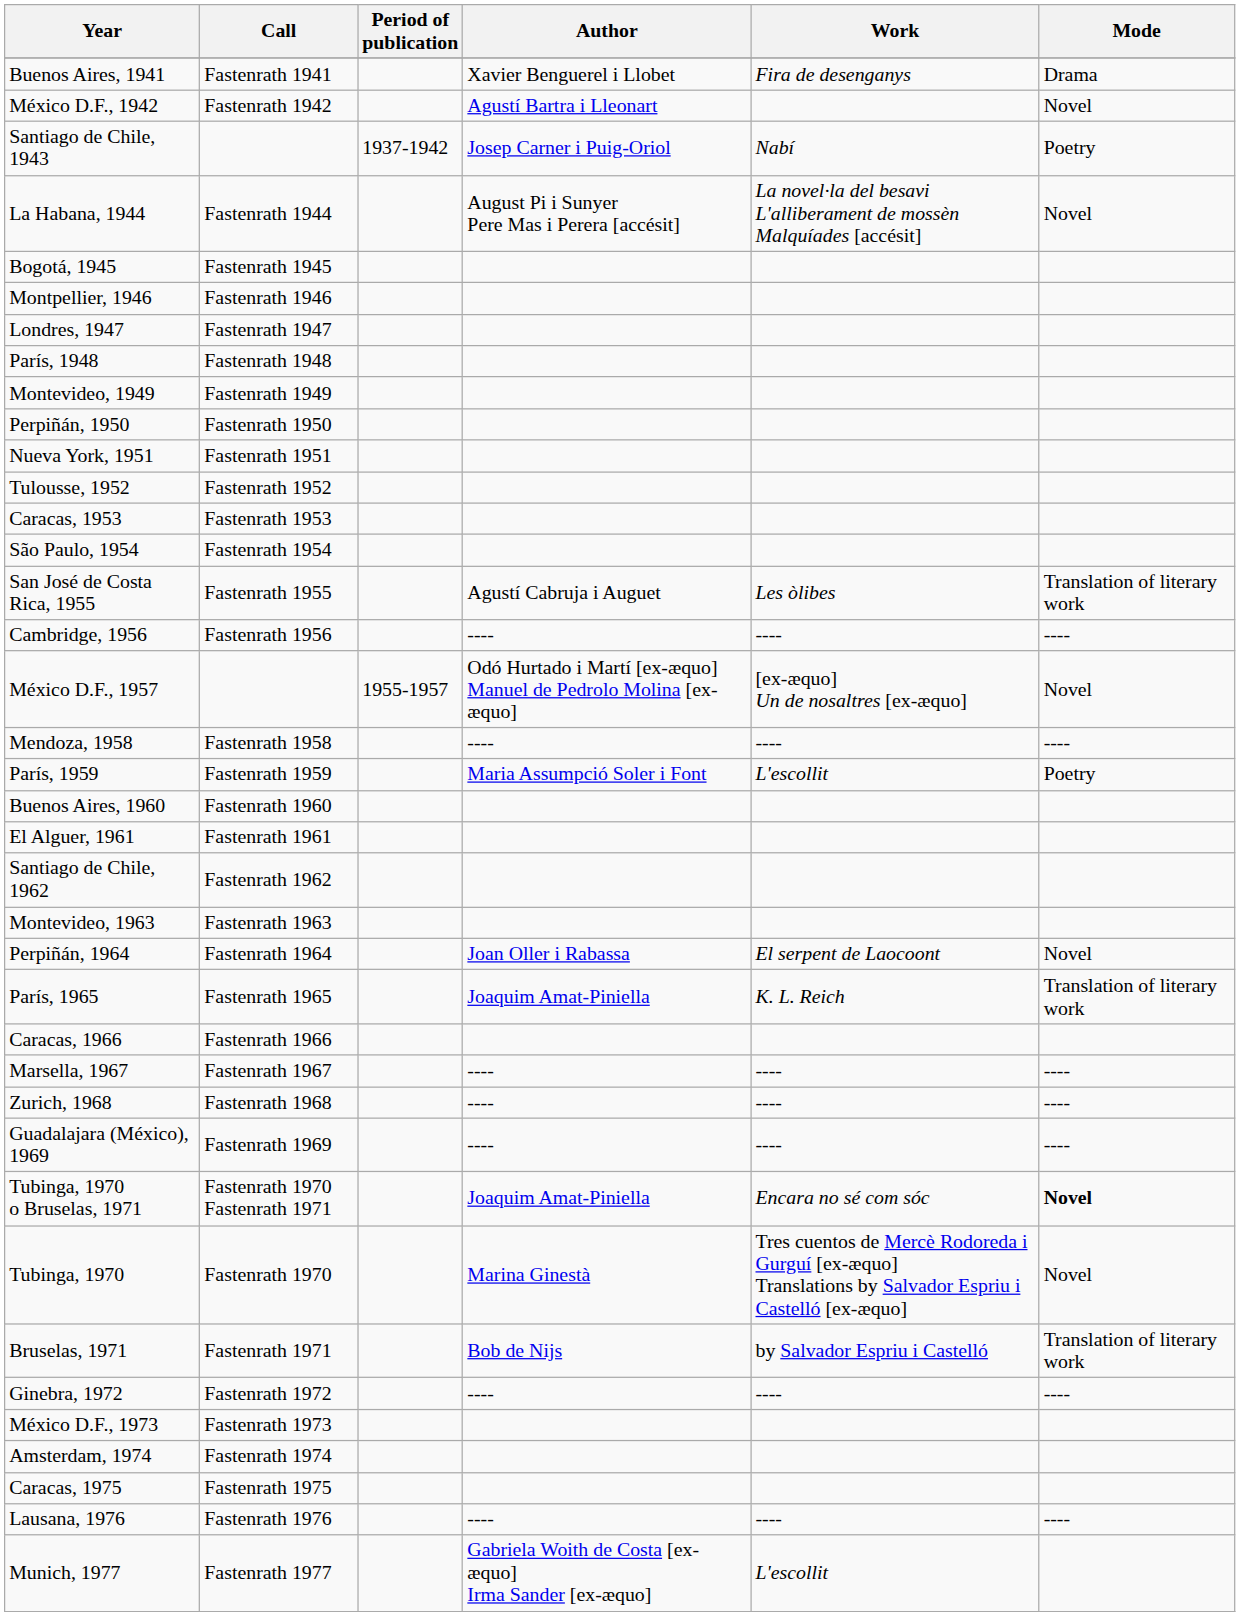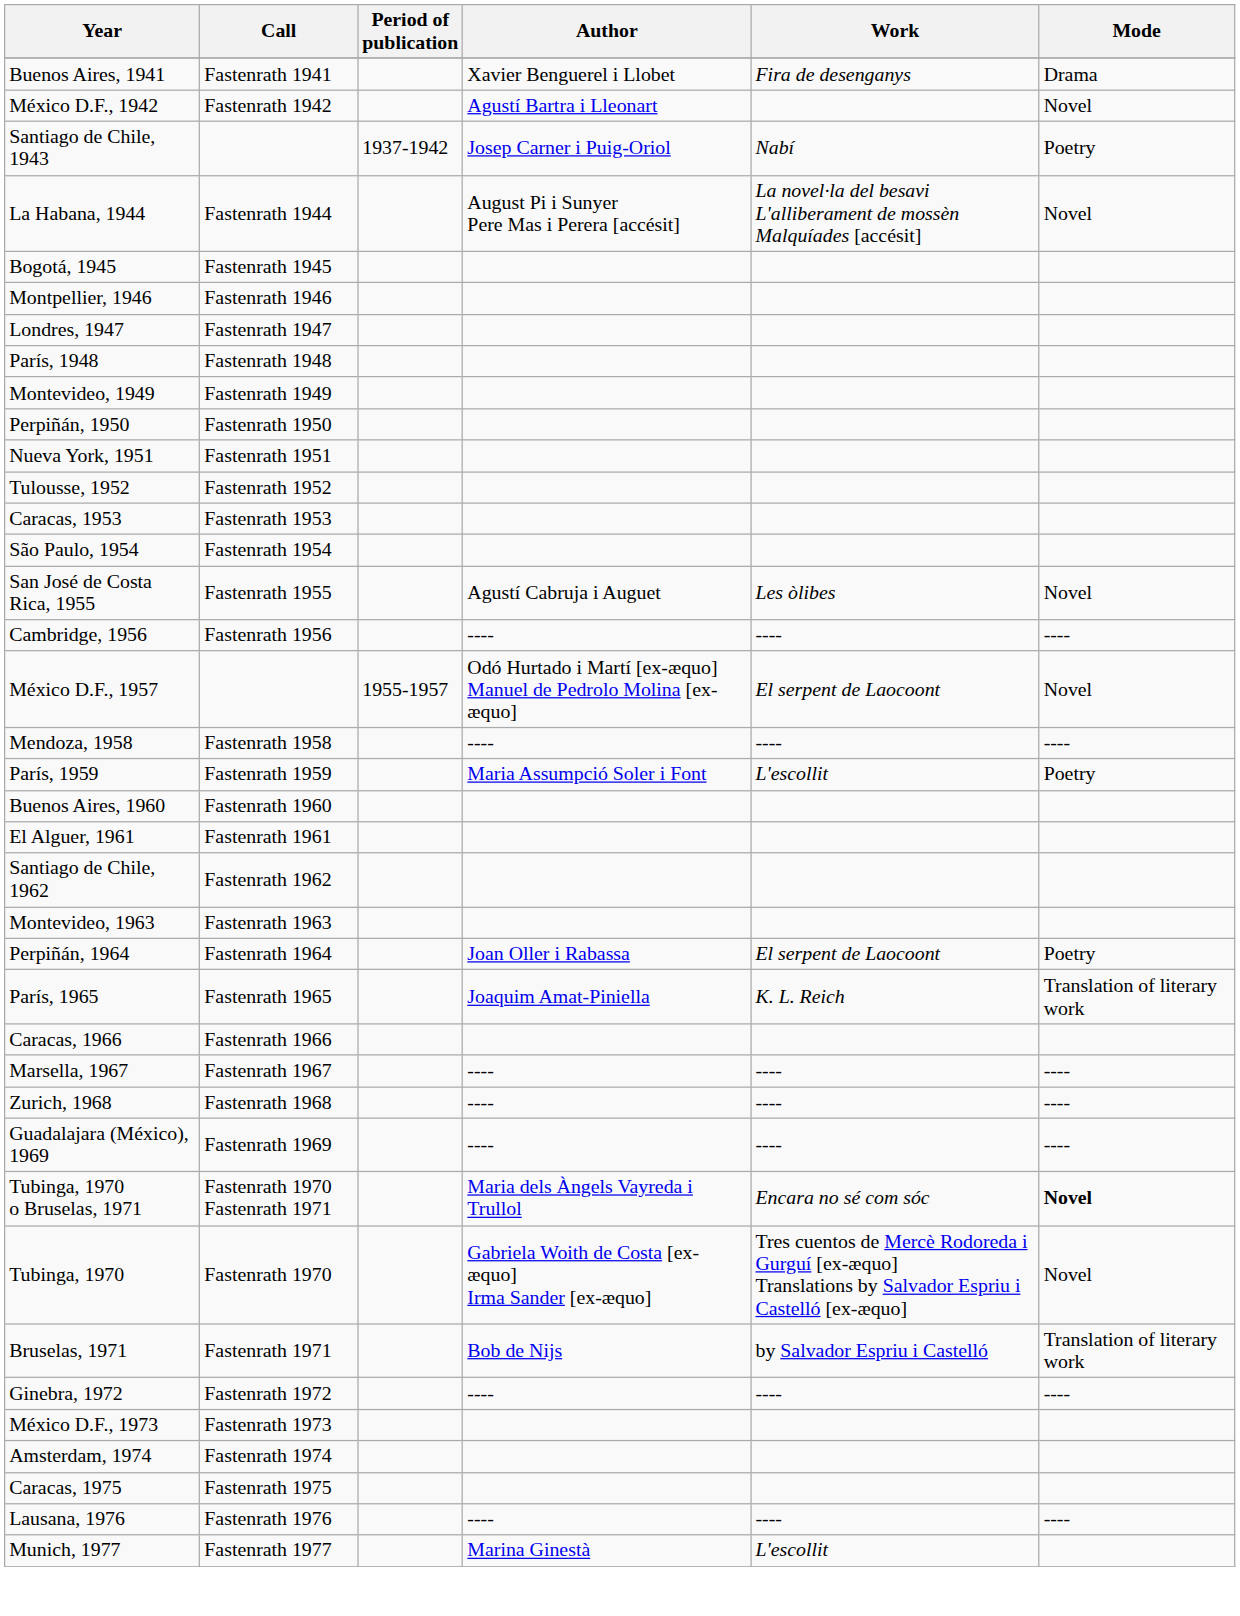(1130, 592) Translation of literary work -> (1068, 592) Novel
(861, 689) [ex-æquo] Un de nosaltres [ex-æquo] -> (848, 689) El serpent de Laocoont
(1068, 953) Novel -> (1070, 953) Poetry
(559, 1198) Joaquim Amat-Piniella -> (580, 1198) Maria dels Àngels Vayreda i Trullol
(529, 1274) Marina Ginestà -> (583, 1274) Gabriela Woith de Costa [ex-æquo] Irma Sander [ex-æquo]
(583, 1573) Gabriela Woith de Costa [ex-æquo] Irma Sander [ex-æquo] -> (529, 1550) Marina Ginestà
